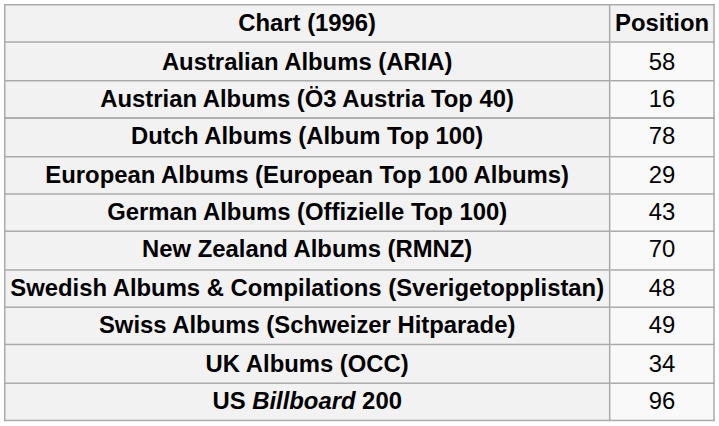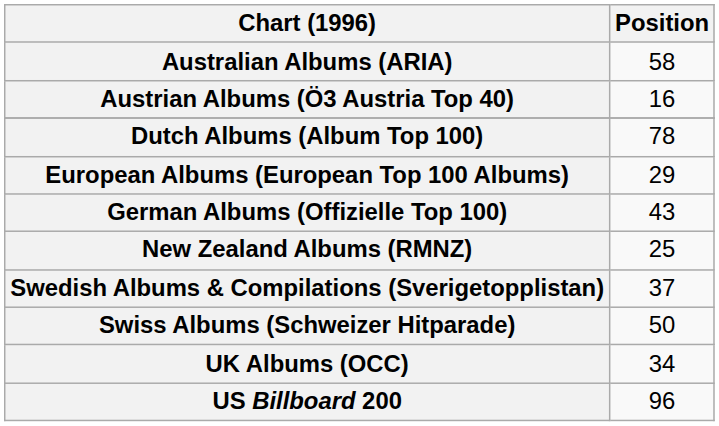(662, 250) 70 -> (662, 250) 25
(662, 288) 48 -> (662, 288) 37
(662, 325) 49 -> (662, 325) 50
